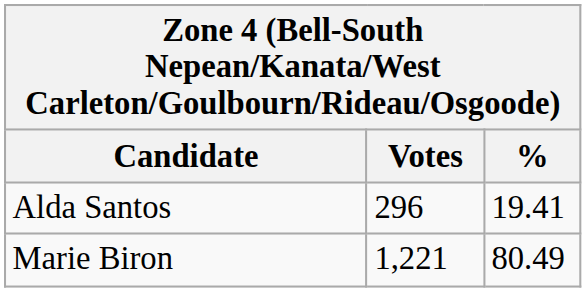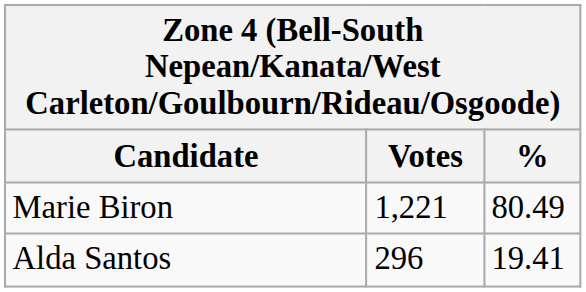rows swapped: (93, 259) <-> (92, 207)
